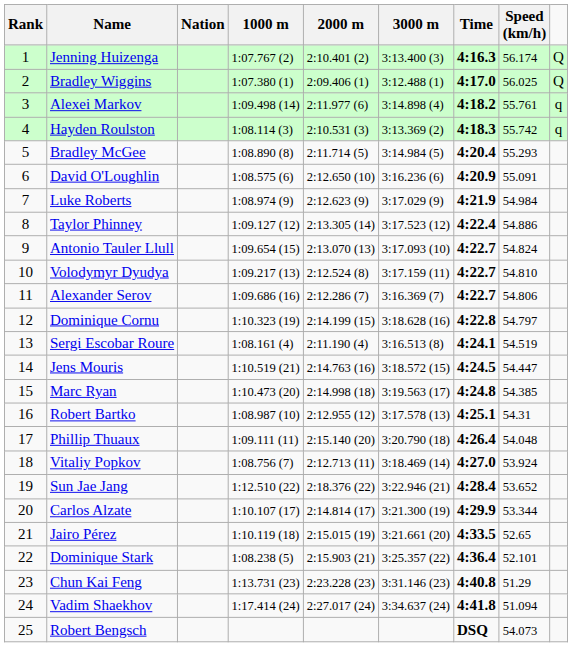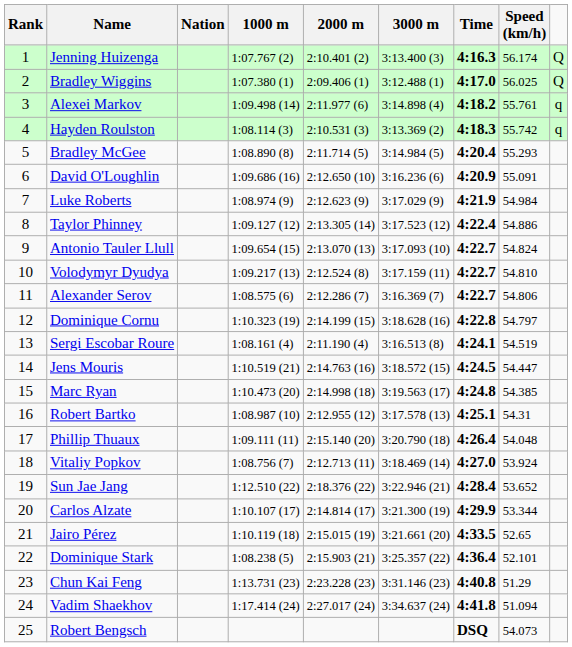(262, 177) 1:08.575 (6) -> (266, 177) 1:09.686 (16)
(266, 296) 1:09.686 (16) -> (262, 296) 1:08.575 (6)
